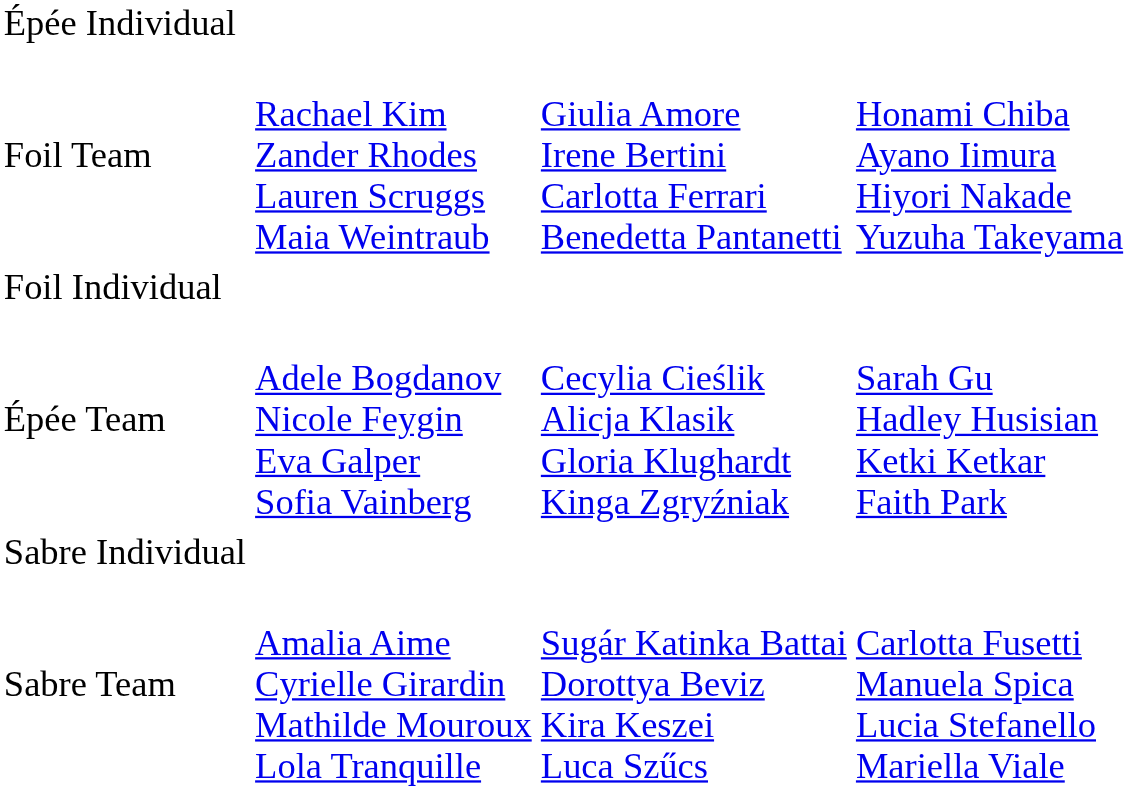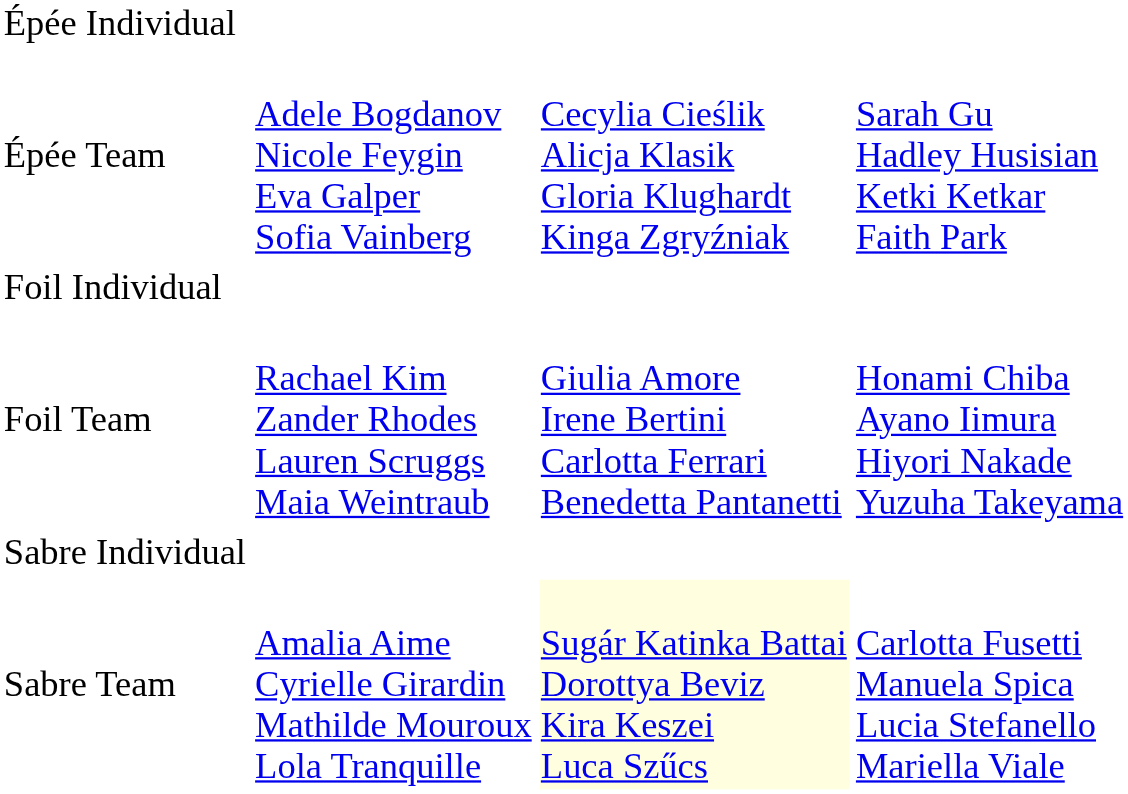rows swapped: (85, 419) <-> (78, 154)
(694, 704) no background -> (694, 704) lightyellow background
